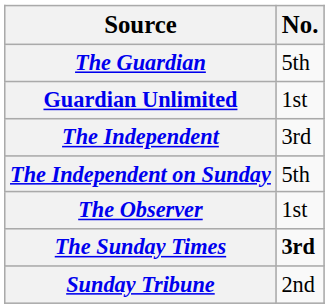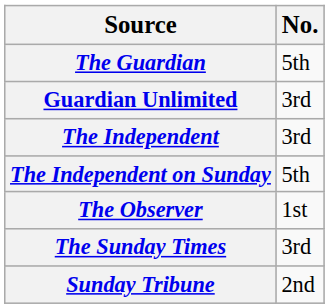(294, 99) 1st -> (296, 99) 3rd
(298, 247) bold -> (296, 247) normal
